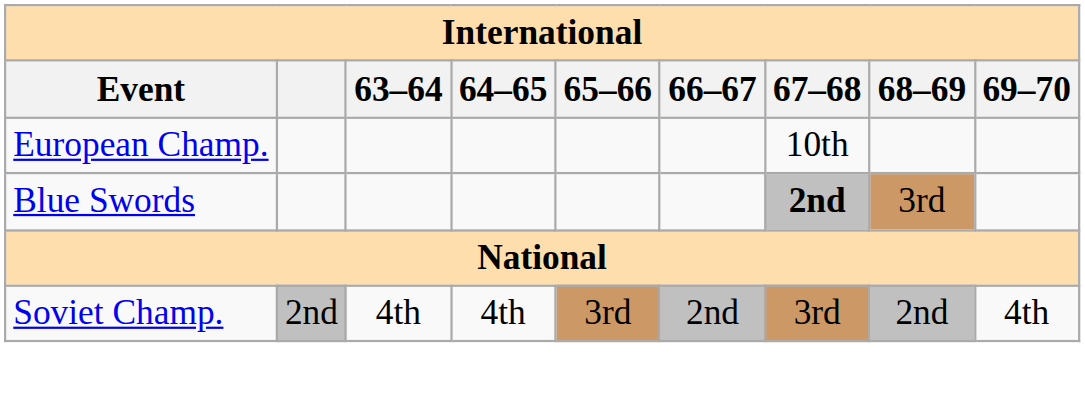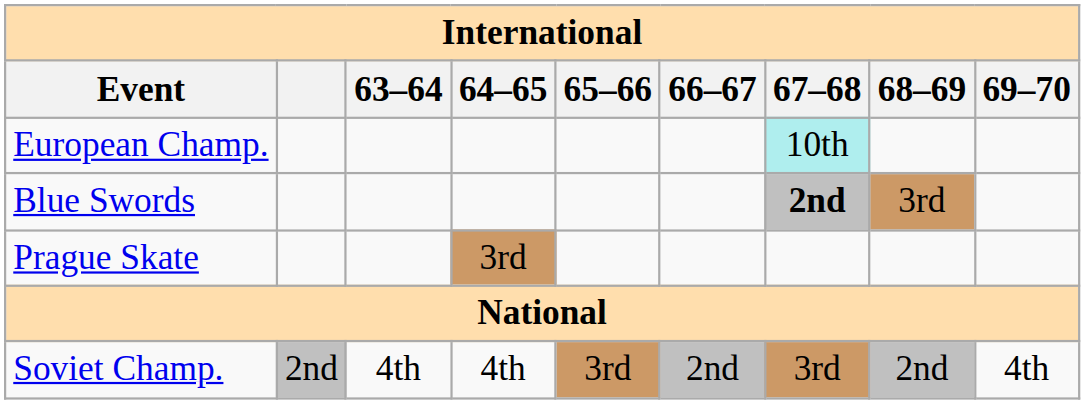(817, 144) no background -> (817, 144) paleturquoise background
+ row: (106, 256)
